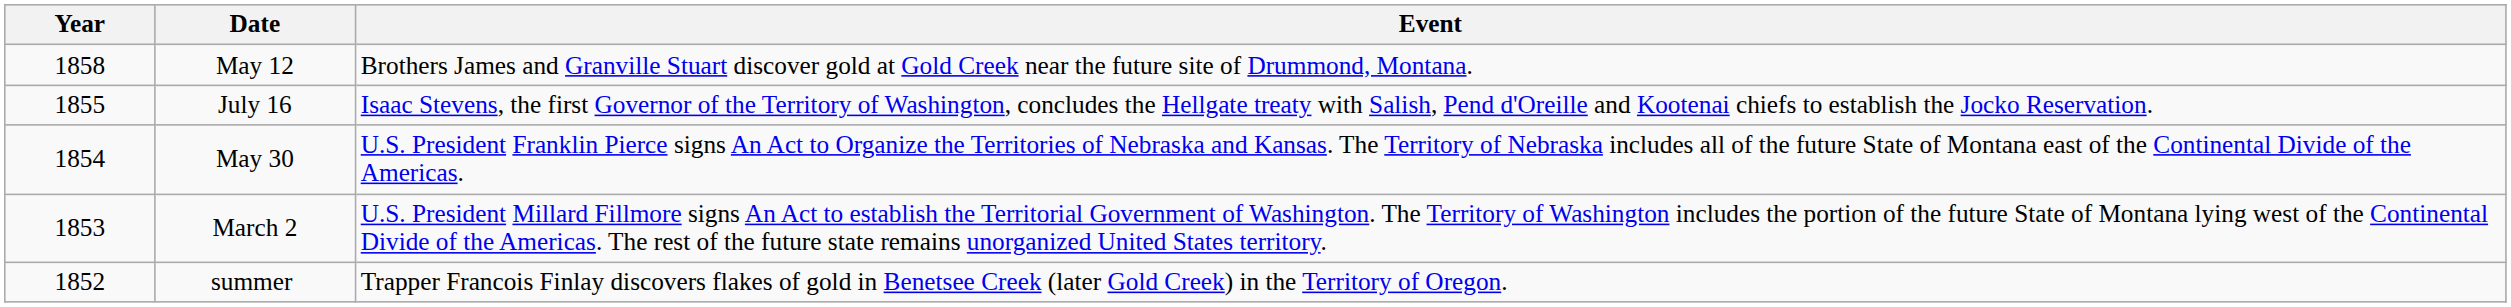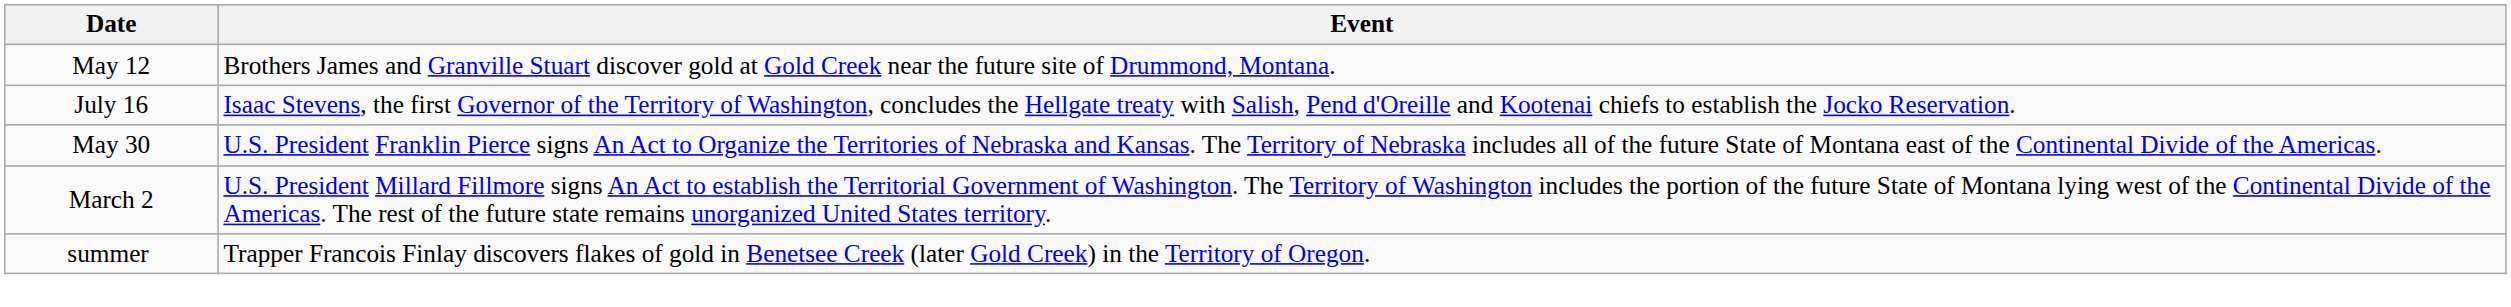- column: (80, 24)
